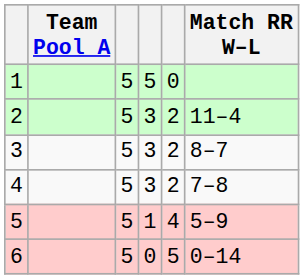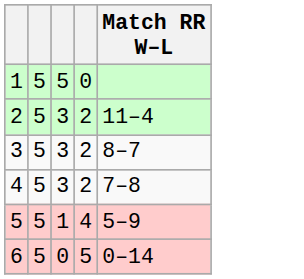- column: (72, 35)
